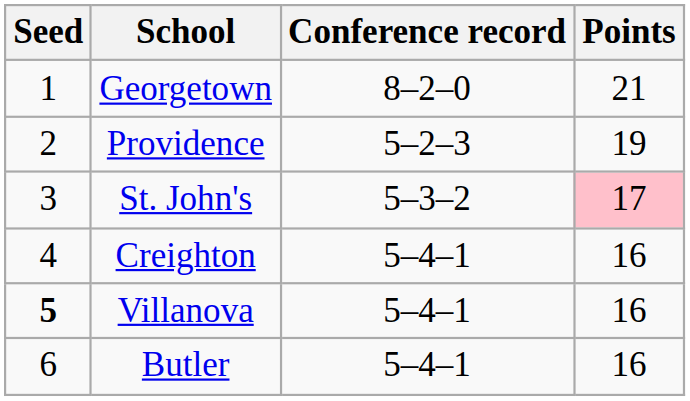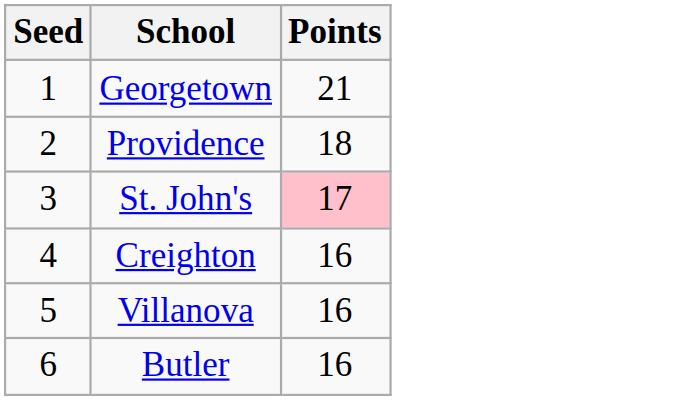- column: (427, 32)
(629, 143) 19 -> (335, 143) 18
(48, 310) bold -> (48, 310) normal
